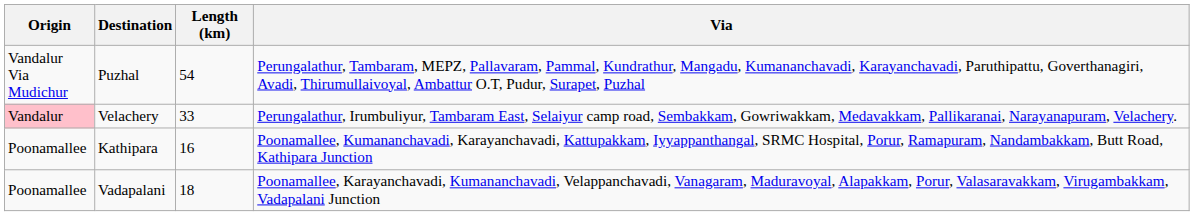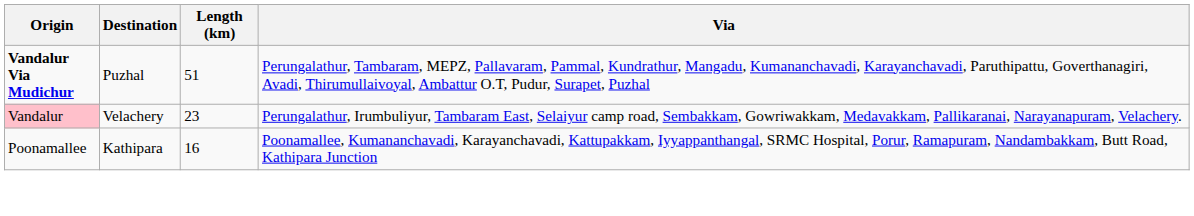(38, 74) normal -> (41, 74) bold
(187, 74) 54 -> (192, 74) 51
(187, 116) 33 -> (192, 116) 23
- row: (132, 189)
